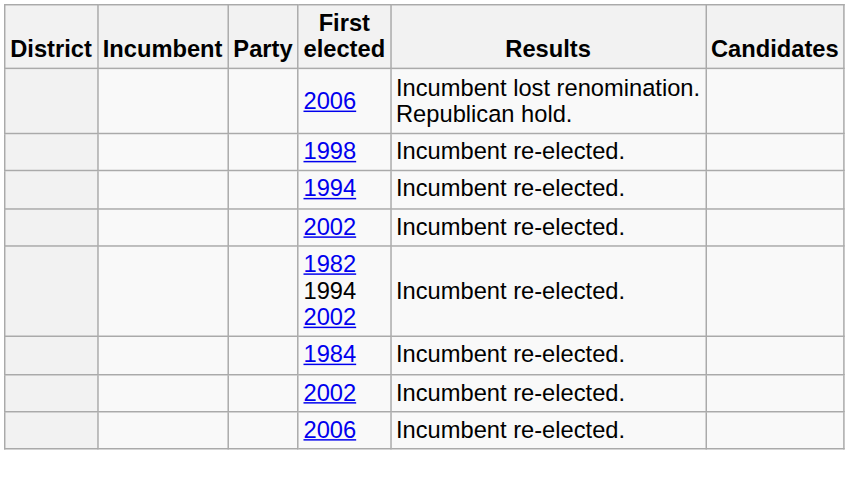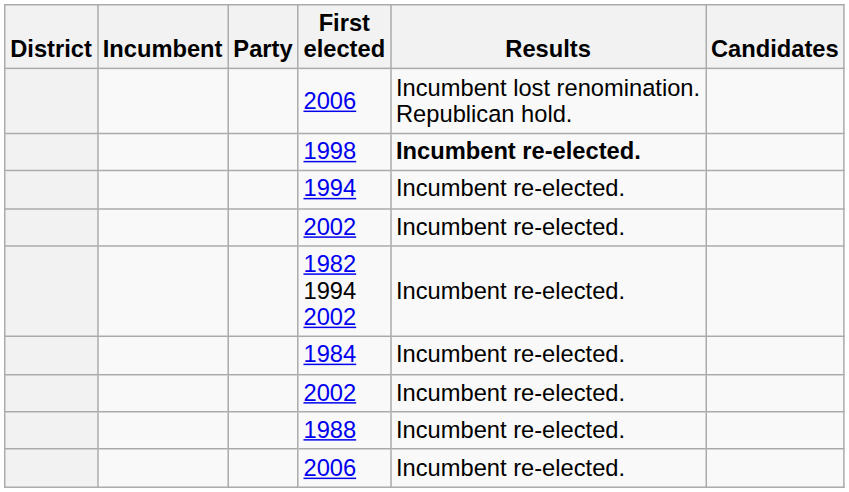(511, 151) normal -> (518, 151) bold
+ row: (51, 431)
